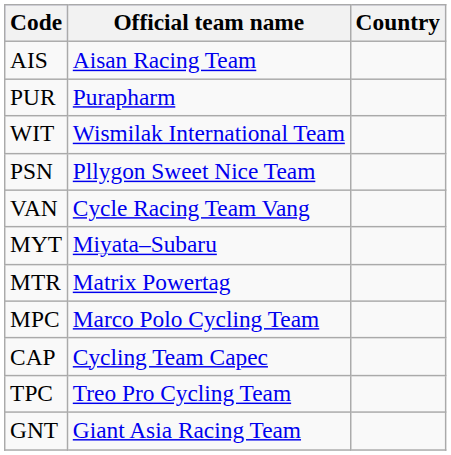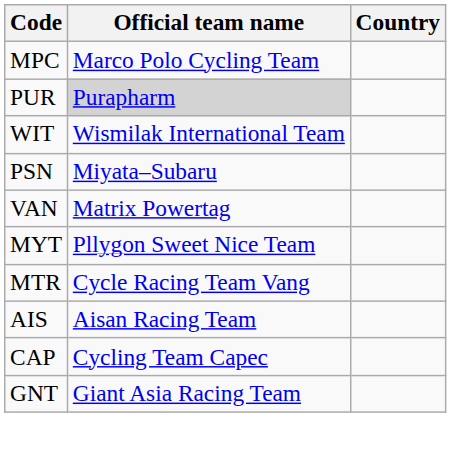rows swapped: (35, 319) <-> (29, 60)
(124, 97) no background -> (124, 97) lightgrey background
(194, 171) Pllygon Sweet Nice Team -> (145, 171) Miyata–Subaru
(191, 208) Cycle Racing Team Vang -> (152, 208) Matrix Powertag
(145, 245) Miyata–Subaru -> (194, 245) Pllygon Sweet Nice Team
(152, 282) Matrix Powertag -> (191, 282) Cycle Racing Team Vang
- row: (32, 393)
